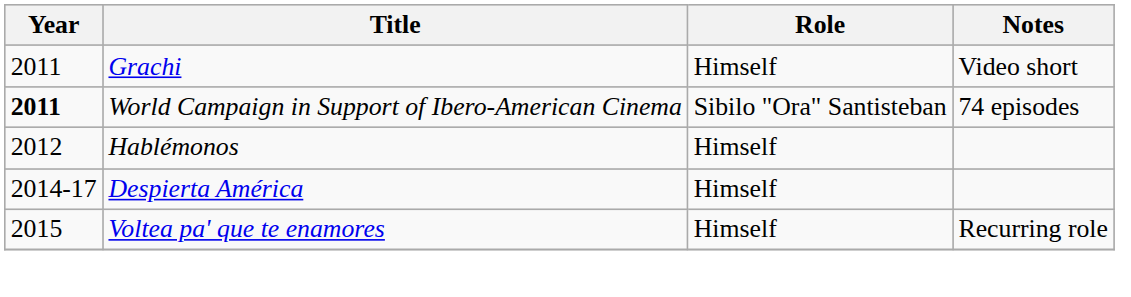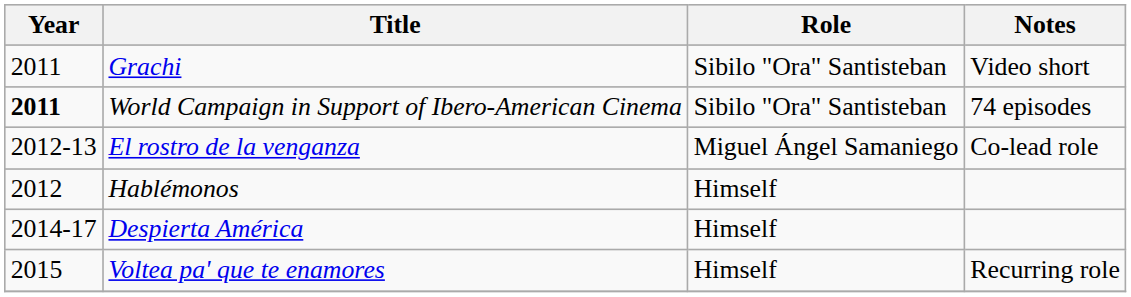(735, 65) Himself -> (820, 65) Sibilo "Ora" Santisteban
+ row: (234, 147)
